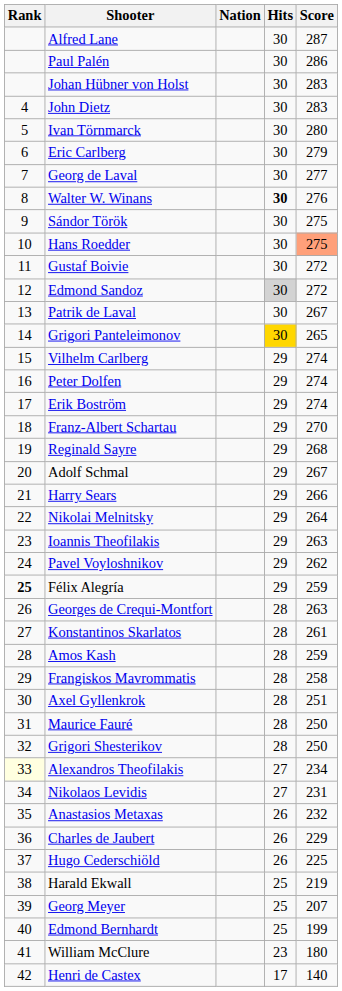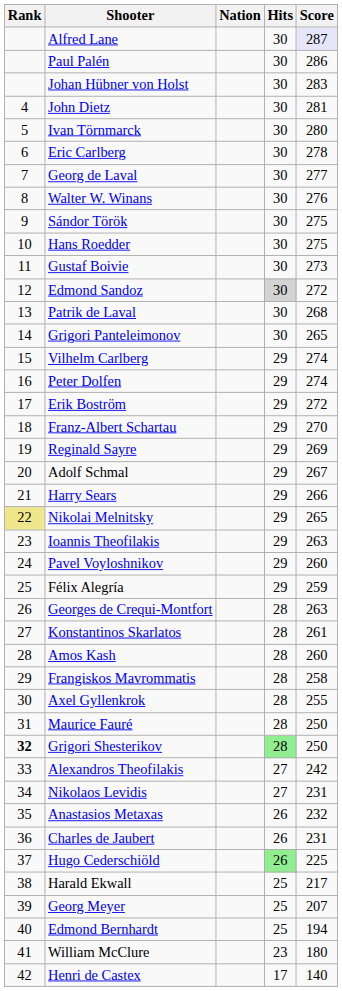(317, 38) no background -> (317, 38) lavender background
(317, 107) 283 -> (317, 107) 281
(317, 152) 279 -> (317, 152) 278
(280, 198) bold -> (280, 198) normal
(317, 244) lightsalmon background -> (317, 244) no background
(317, 267) 272 -> (317, 267) 273
(317, 312) 267 -> (317, 312) 268
(280, 335) gold background -> (280, 335) no background
(317, 404) 274 -> (317, 404) 272
(317, 449) 268 -> (317, 449) 269
(25, 518) no background -> (25, 518) khaki background
(317, 518) 264 -> (317, 518) 265
(317, 564) 262 -> (317, 564) 260
(25, 586) bold -> (25, 586) normal
(317, 655) 259 -> (317, 655) 260
(317, 701) 251 -> (317, 701) 255
(25, 746) normal -> (25, 746) bold
(280, 746) no background -> (280, 746) lightgreen background
(25, 769) lightyellow background -> (25, 769) no background
(317, 769) 234 -> (317, 769) 242
(317, 838) 229 -> (317, 838) 231
(280, 860) no background -> (280, 860) lightgreen background
(317, 883) 219 -> (317, 883) 217
(317, 929) 199 -> (317, 929) 194
